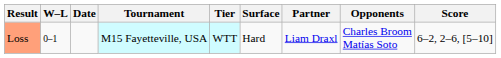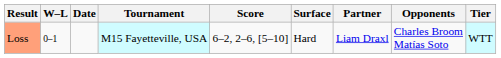columns swapped: (225, 13) <-> (455, 13)
